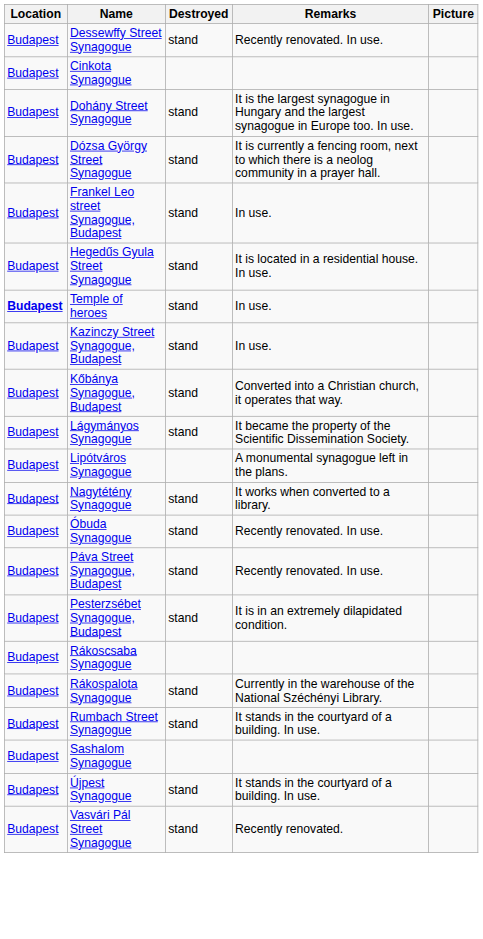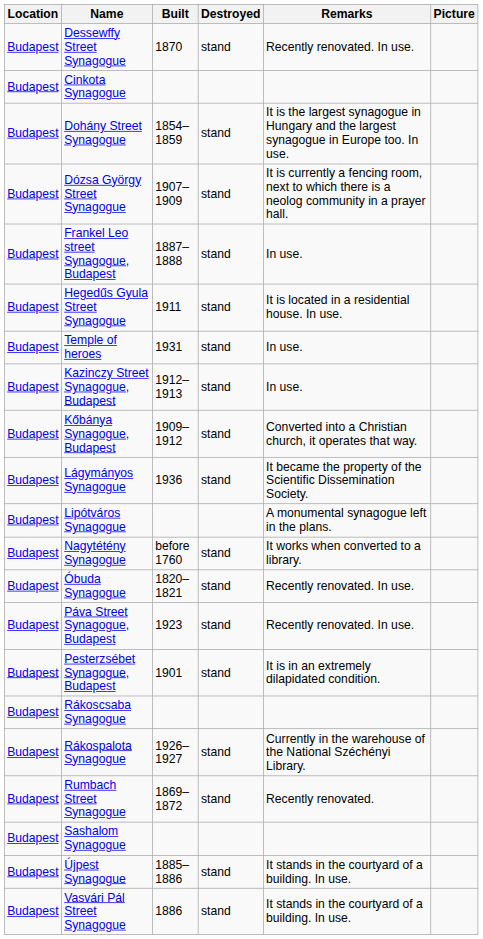+ column: (175, 14)
(35, 306) bold -> (33, 347) normal
(313, 723) It stands in the courtyard of a building. In use. -> (320, 799) Recently renovated.
(289, 829) Recently renovated. -> (344, 911) It stands in the courtyard of a building. In use.
